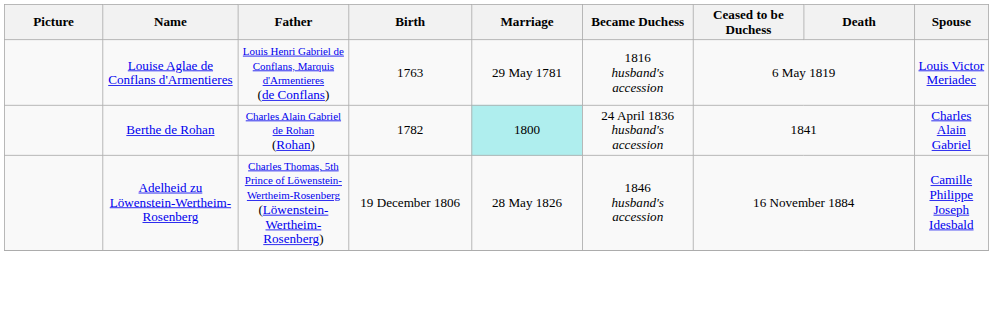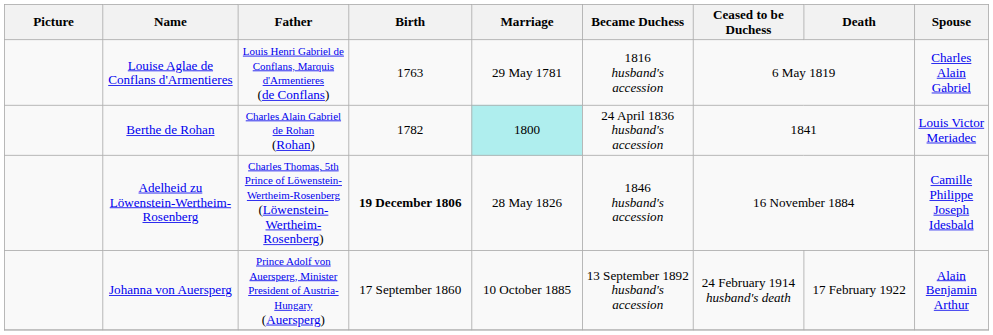(951, 72) Louis Victor Meriadec -> (951, 72) Charles Alain Gabriel
(951, 130) Charles Alain Gabriel -> (951, 130) Louis Victor Meriadec
(410, 202) normal -> (410, 202) bold
+ row: (170, 290)
